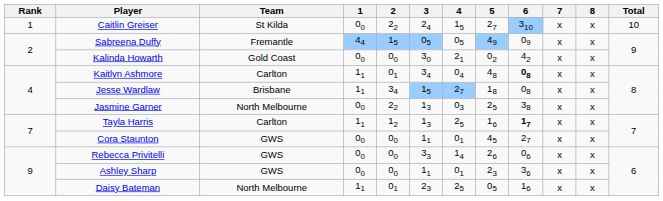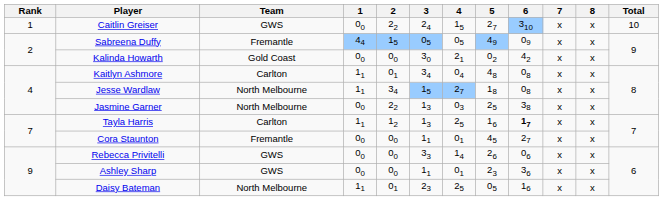(272, 26) St Kilda -> (272, 26) GWS
(526, 74) bold -> (526, 74) normal
(272, 90) Brisbane -> (272, 90) North Melbourne
(272, 139) GWS -> (272, 139) Fremantle
